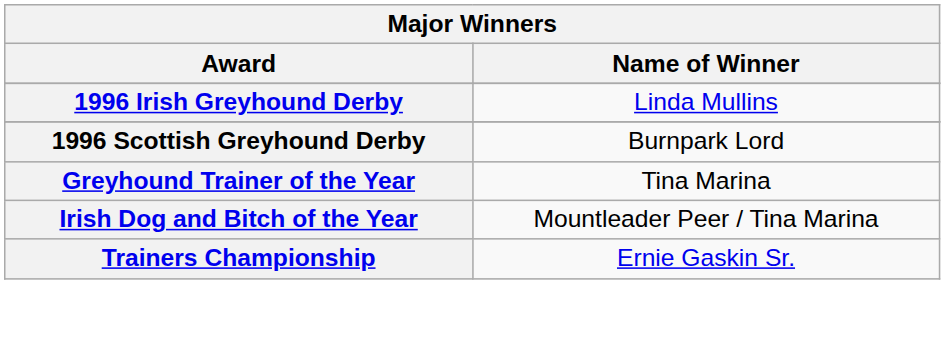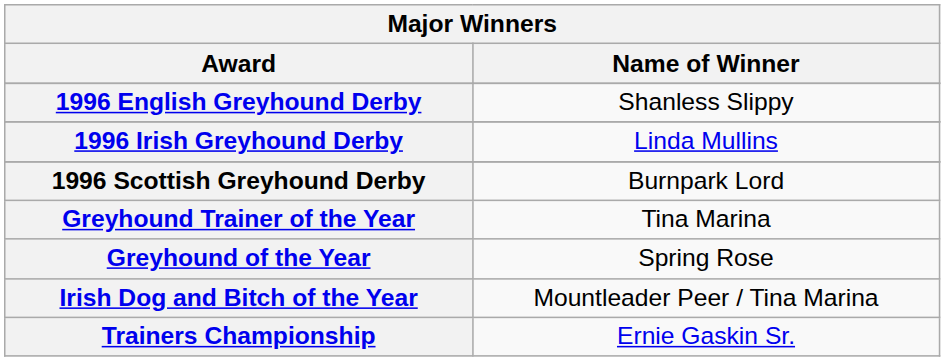+ row: (239, 102)
+ row: (239, 258)
